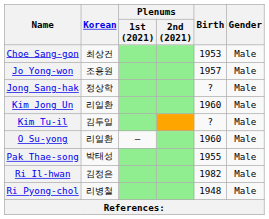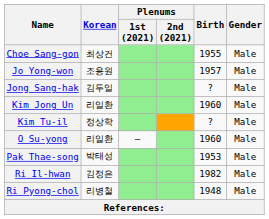(210, 54) 1953 -> (210, 54) 1955
(100, 88) 정상학 -> (100, 88) 김두일
(100, 122) 김두일 -> (100, 122) 정상학
(210, 157) 1955 -> (210, 157) 1953
